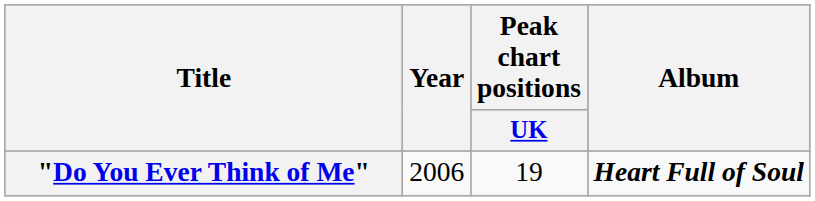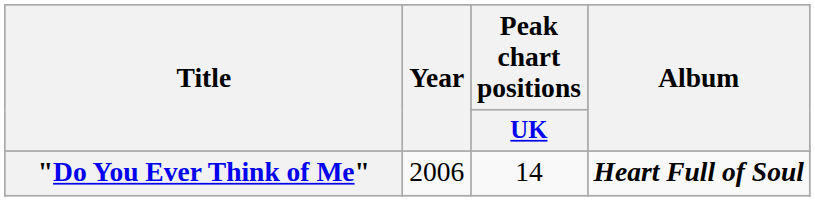(529, 172) 19 -> (529, 172) 14
